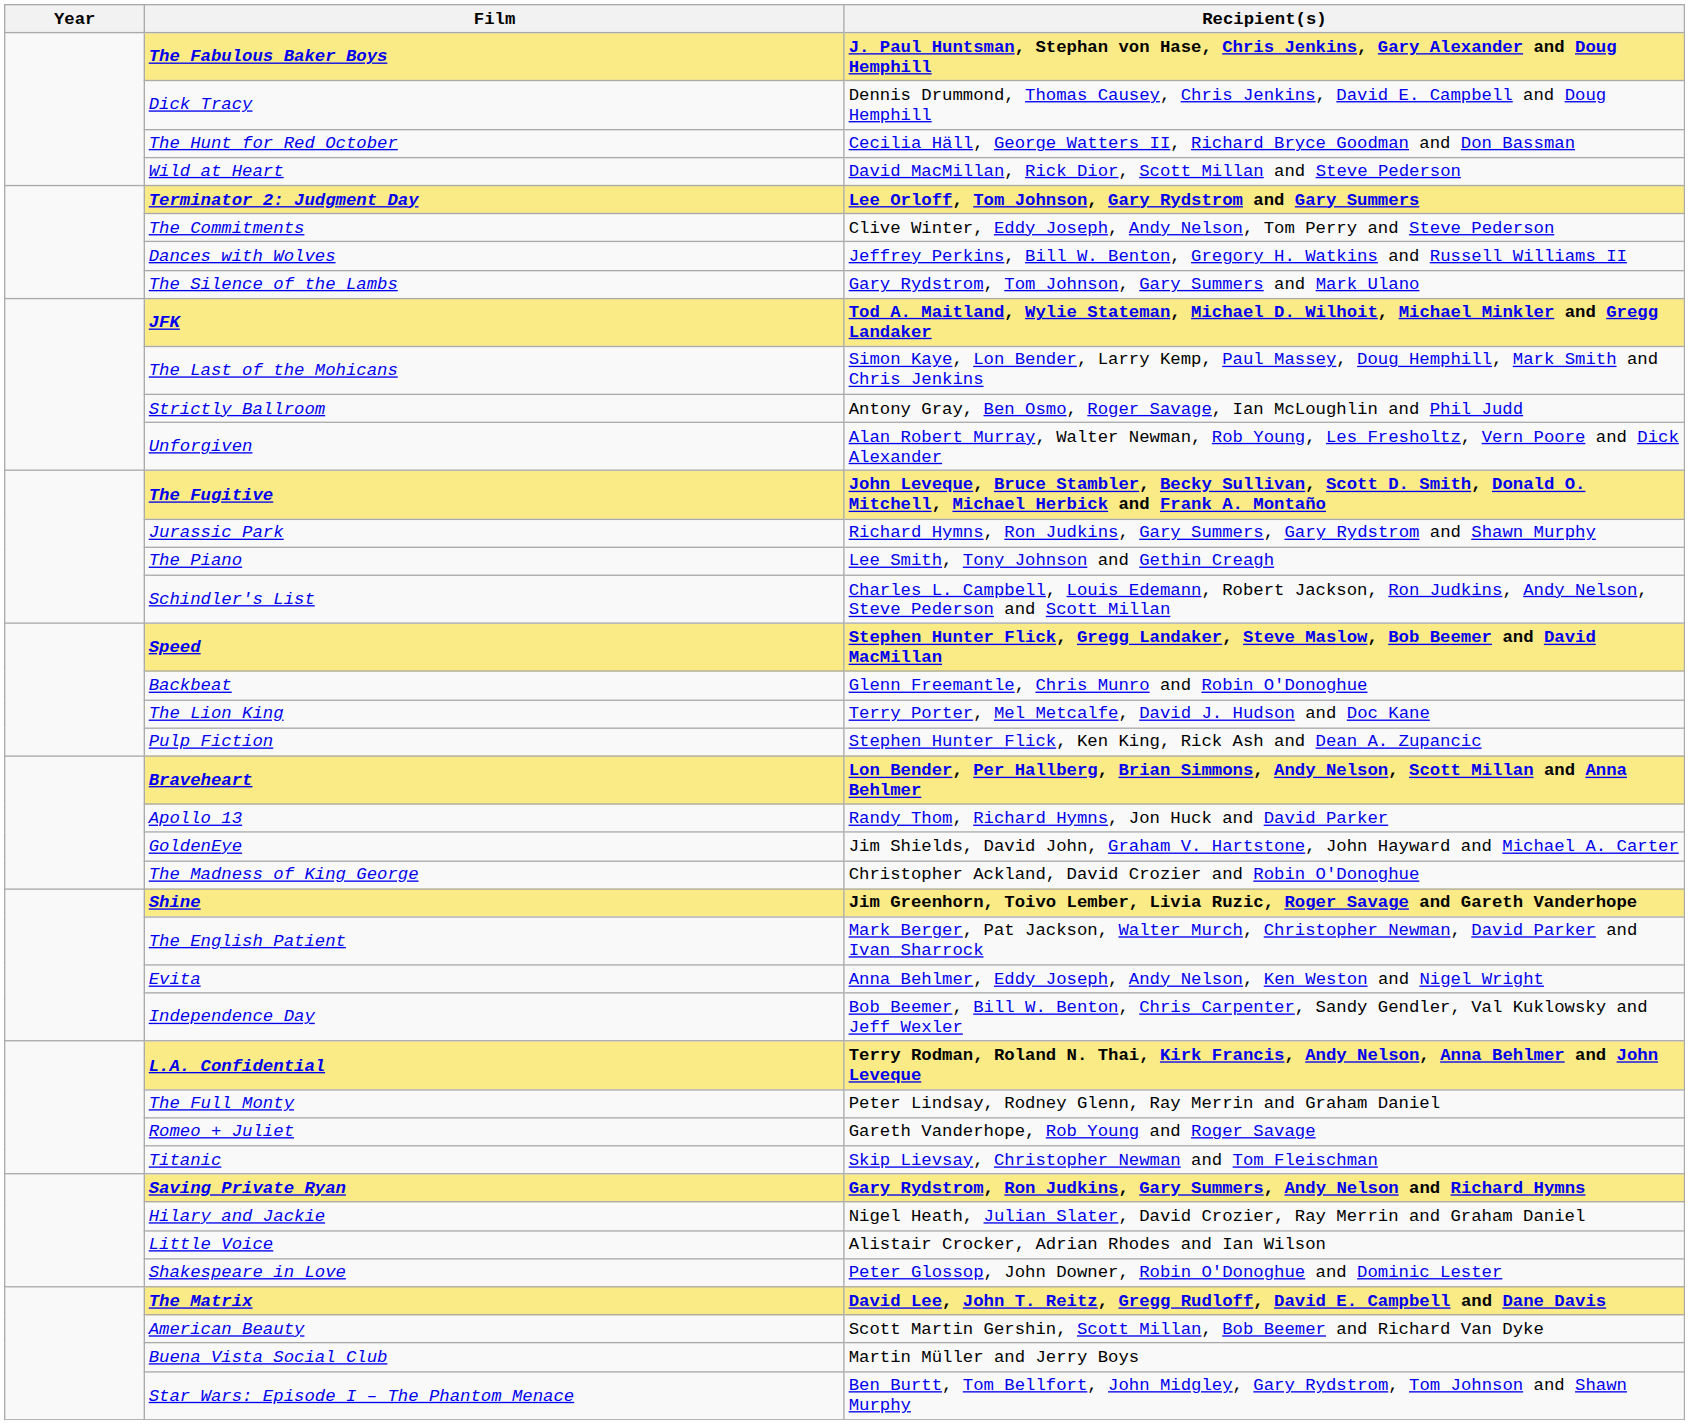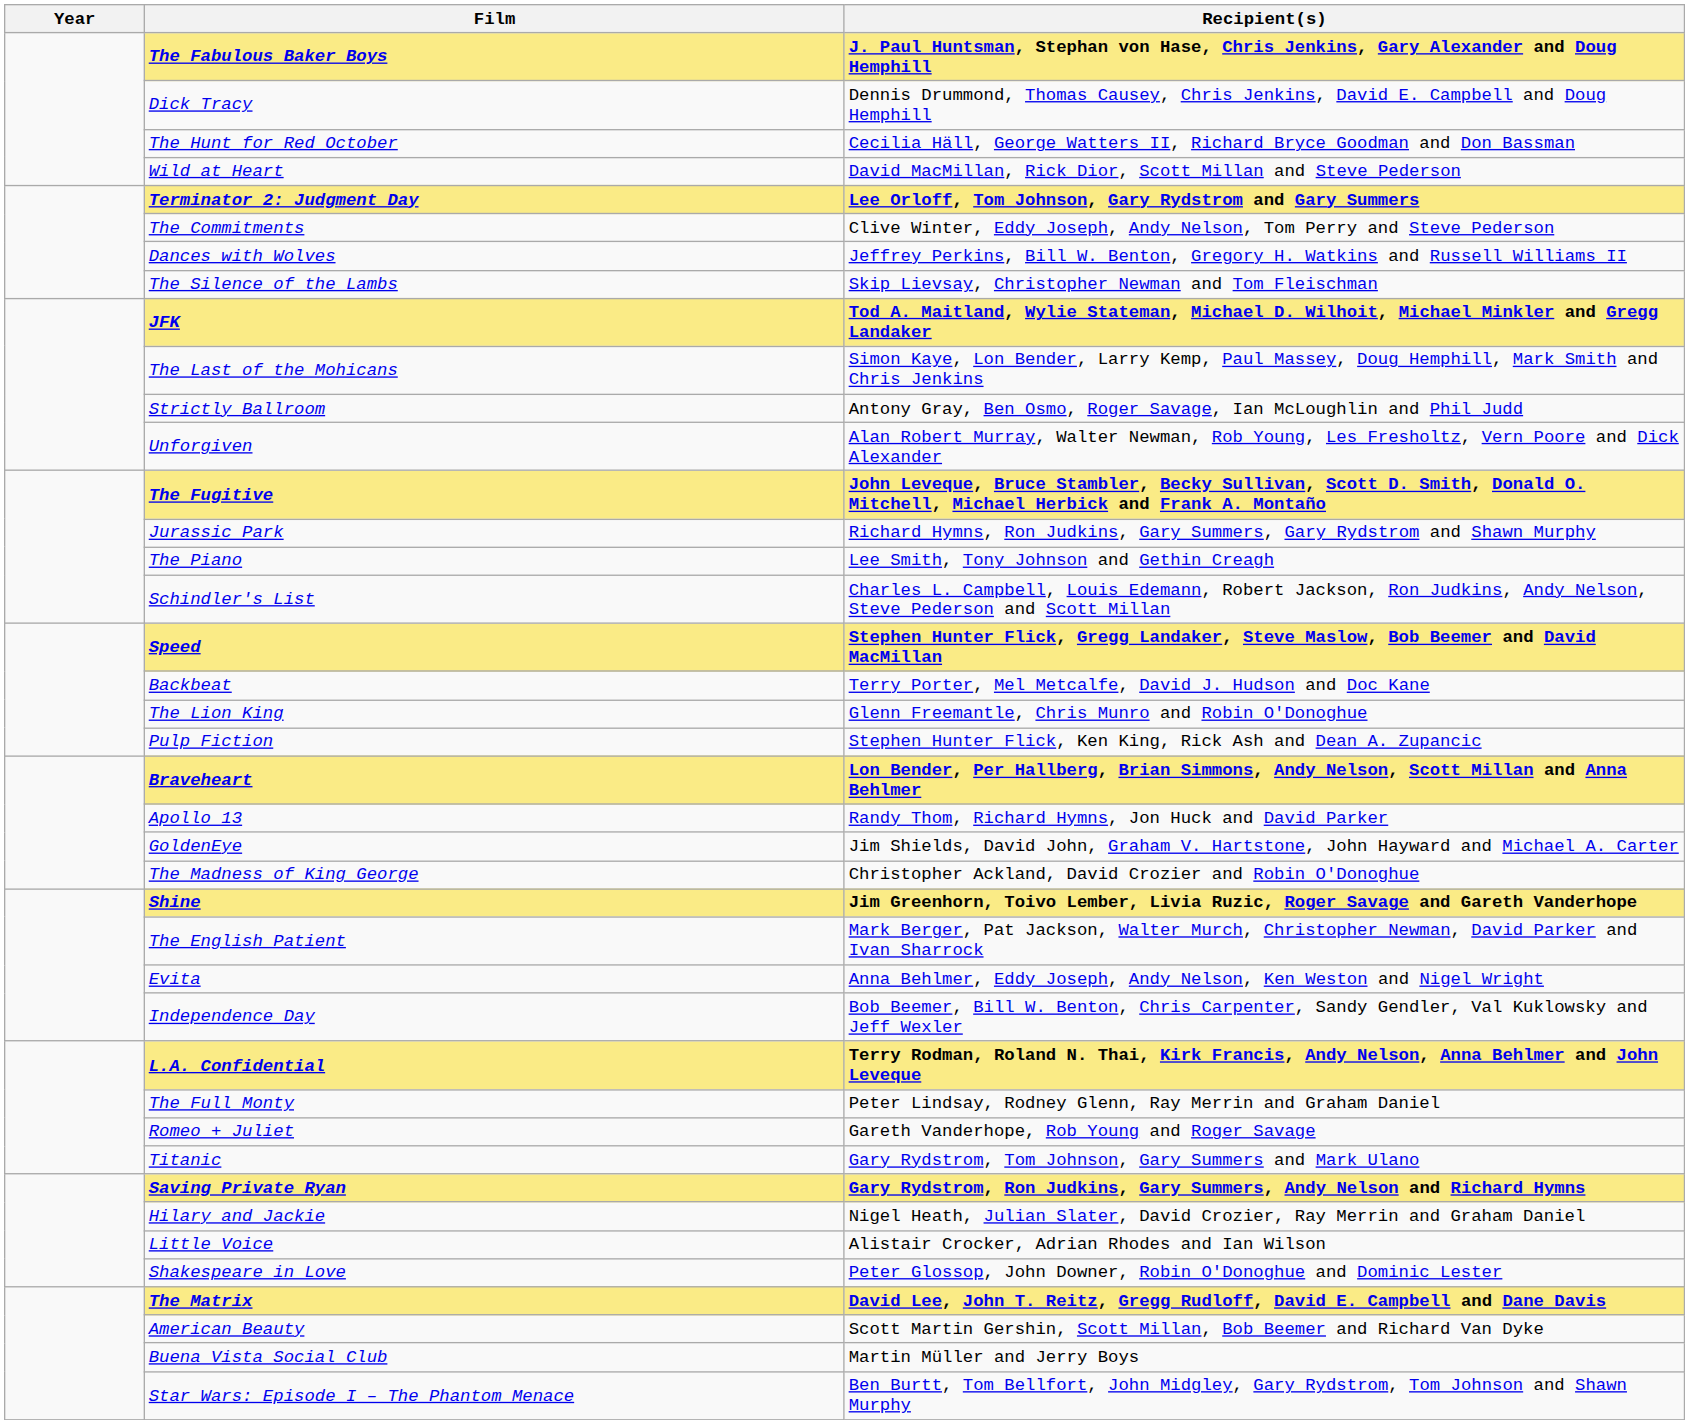(1134, 284) Gary Rydstrom, Tom Johnson, Gary Summers and Mark Ulano -> (1113, 284) Skip Lievsay, Christopher Newman and Tom Fleischman
(1108, 686) Glenn Freemantle, Chris Munro and Robin O'Donoghue -> (1139, 686) Terry Porter, Mel Metcalfe, David J. Hudson and Doc Kane
(1139, 714) Terry Porter, Mel Metcalfe, David J. Hudson and Doc Kane -> (1108, 714) Glenn Freemantle, Chris Munro and Robin O'Donoghue
(1113, 1160) Skip Lievsay, Christopher Newman and Tom Fleischman -> (1134, 1160) Gary Rydstrom, Tom Johnson, Gary Summers and Mark Ulano
